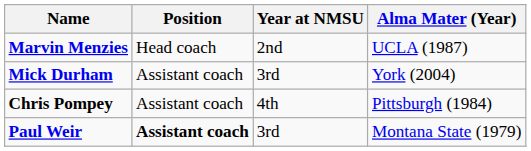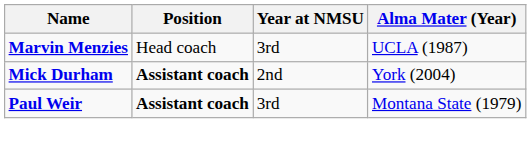(270, 47) 2nd -> (268, 47) 3rd
(190, 75) normal -> (192, 75) bold
(268, 75) 3rd -> (270, 75) 2nd
- row: (61, 103)
